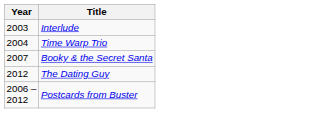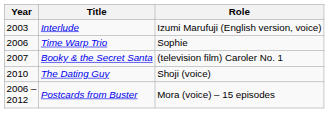+ column: (239, 12)
(17, 43) 2004 -> (17, 43) 2006
(17, 74) 2012 -> (17, 74) 2010
